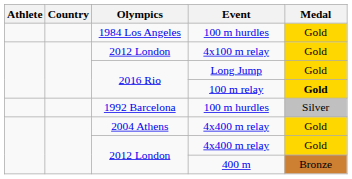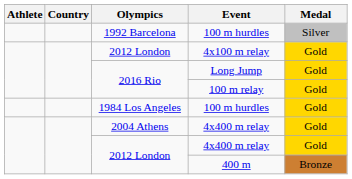rows swapped: (140, 32) <-> (140, 108)
(316, 89) bold -> (316, 89) normal
